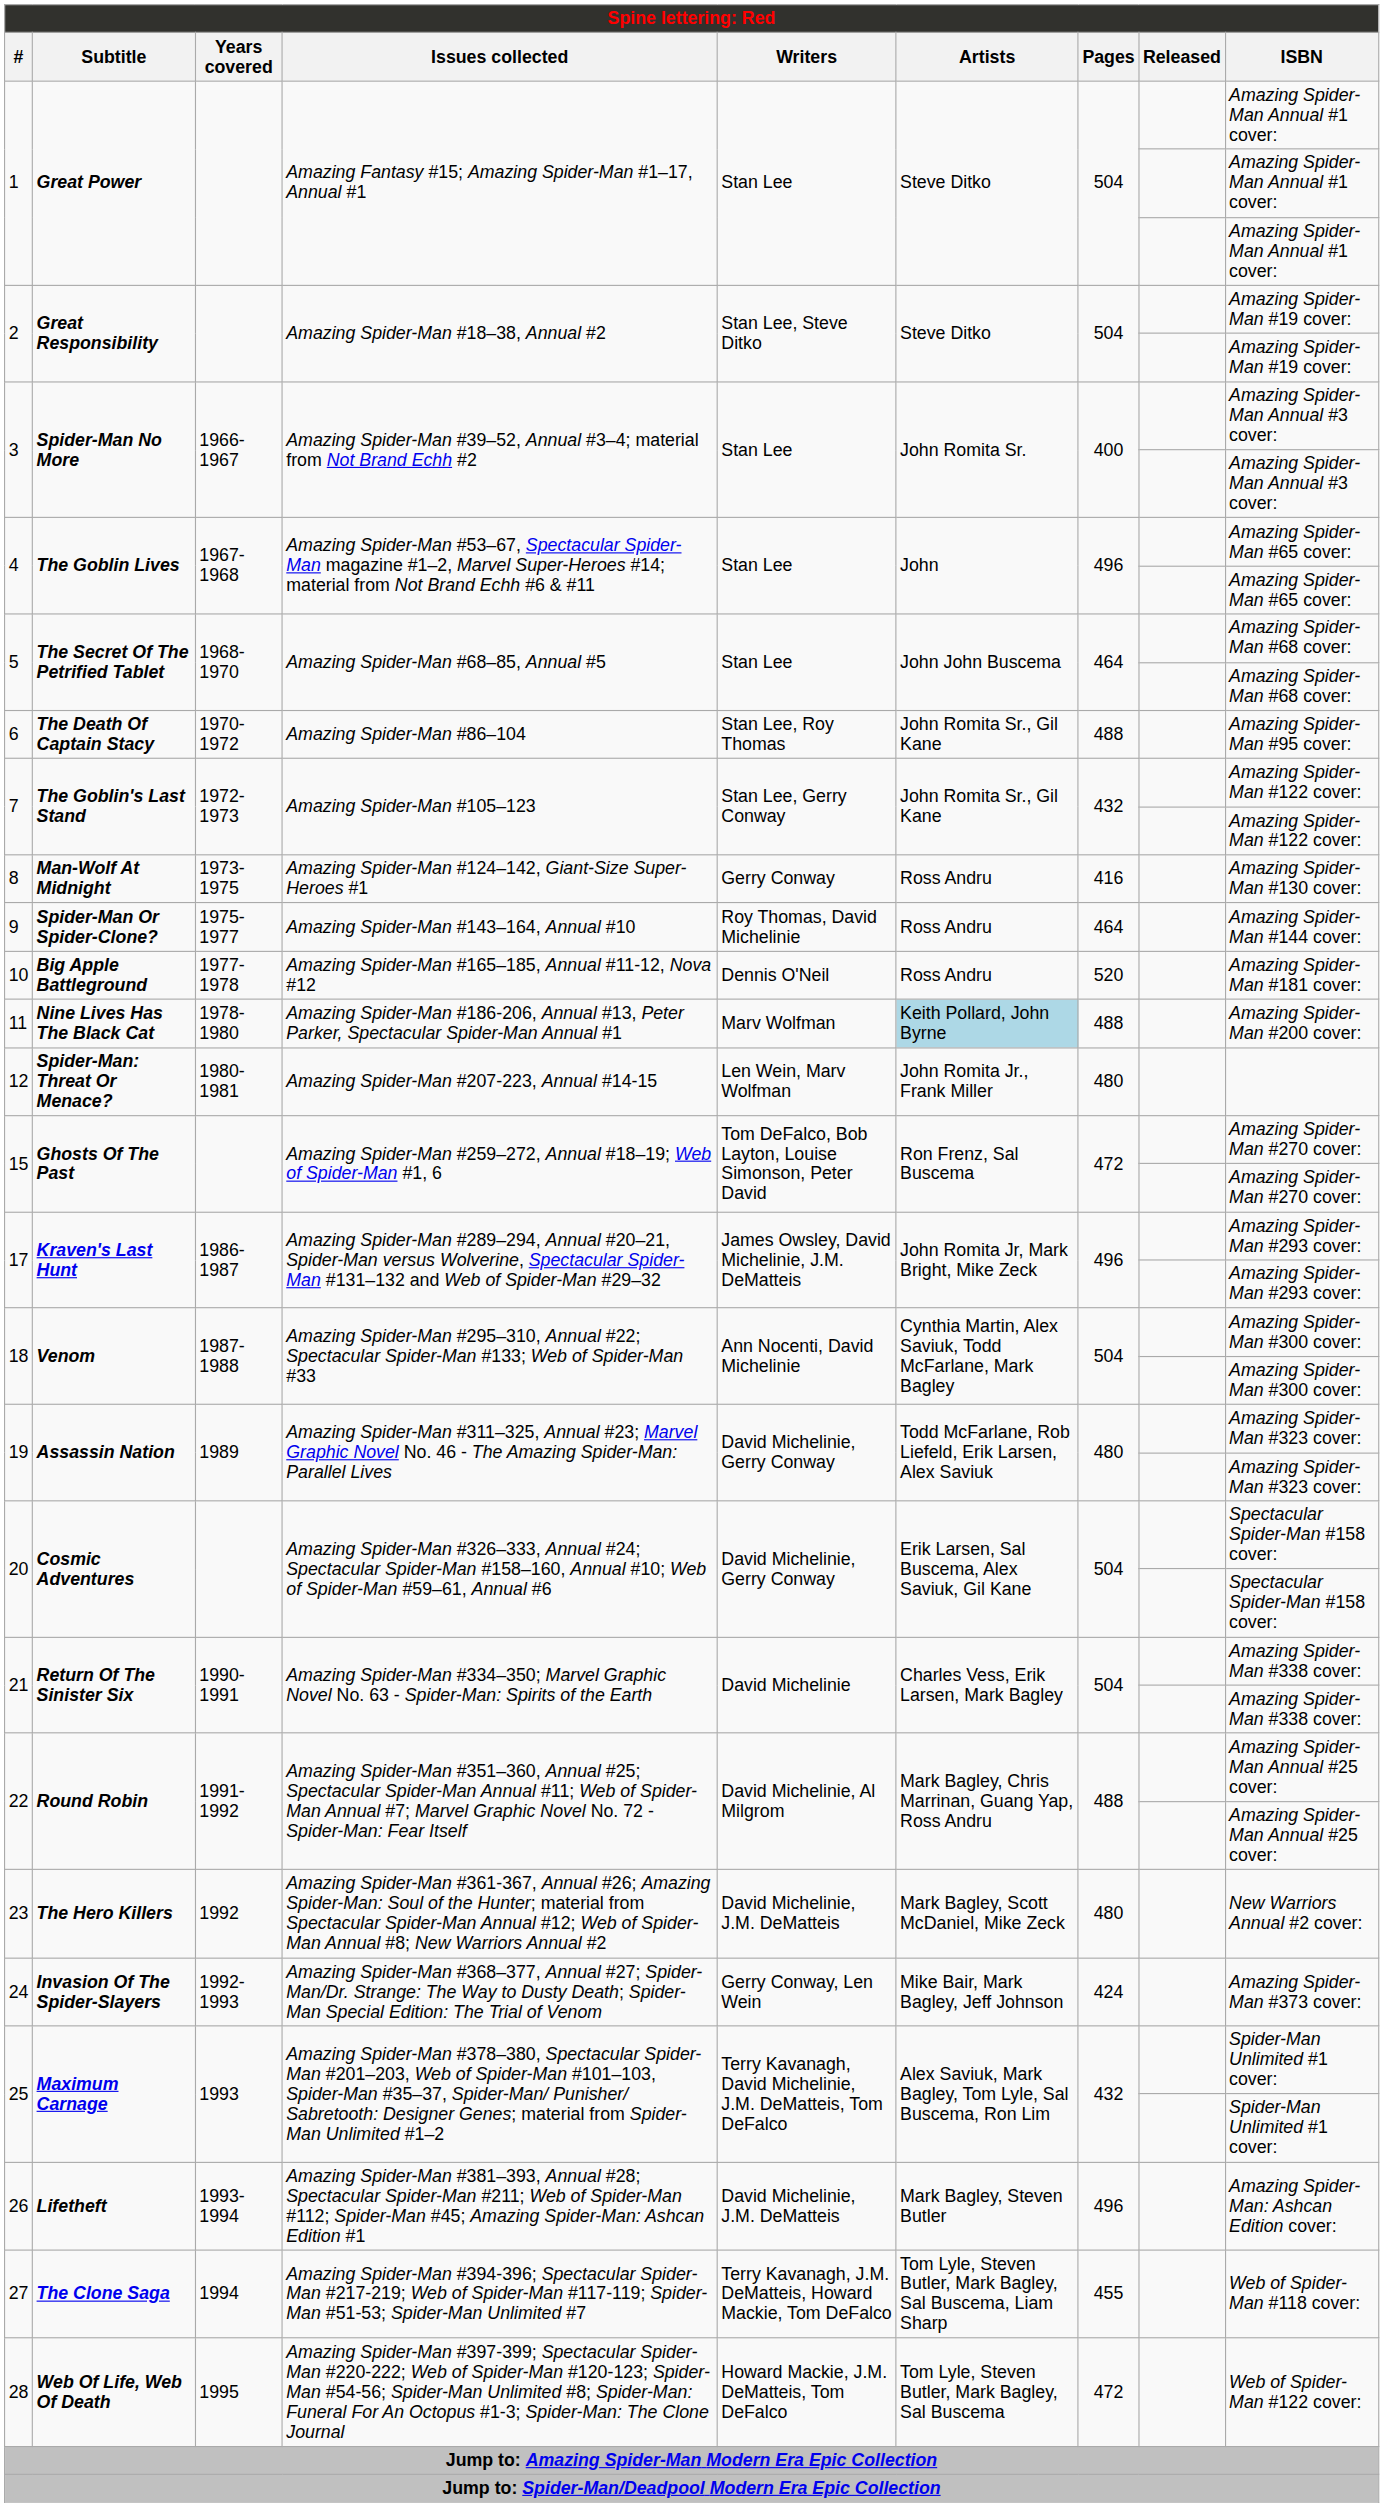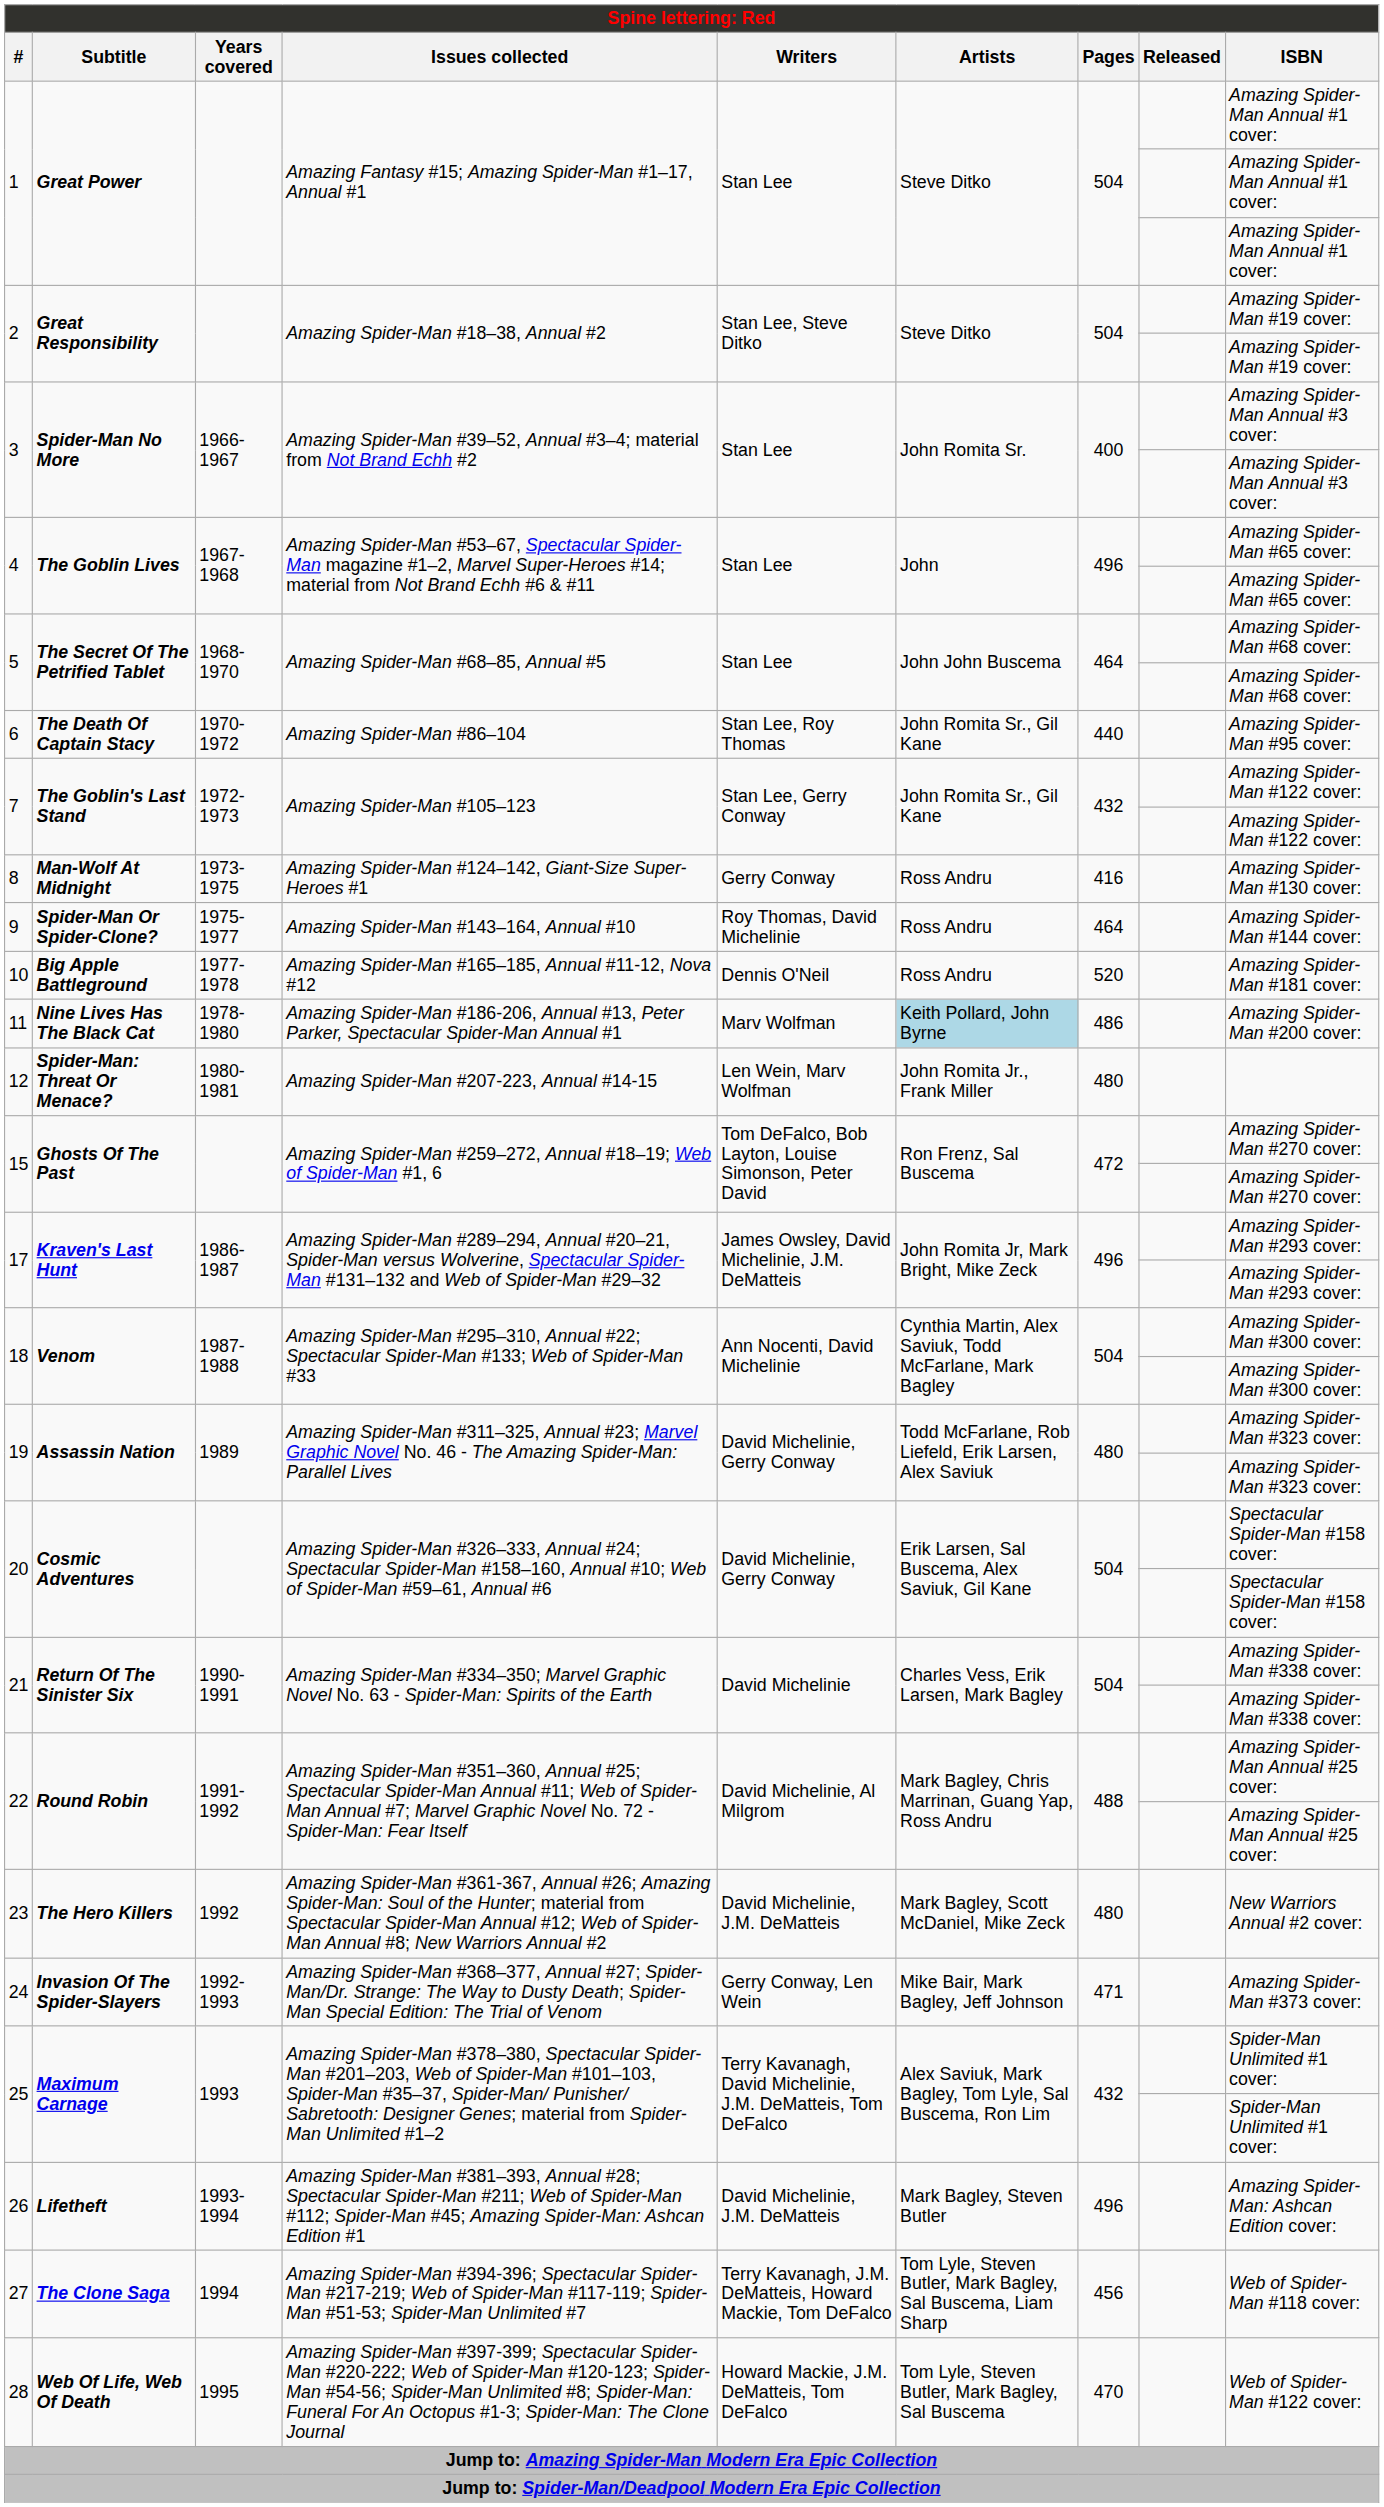(1109, 734) 488 -> (1109, 734) 440
(1109, 1023) 488 -> (1109, 1023) 486
(1109, 1991) 424 -> (1109, 1991) 471
(1109, 2294) 455 -> (1109, 2294) 456
(1109, 2392) 472 -> (1109, 2392) 470
